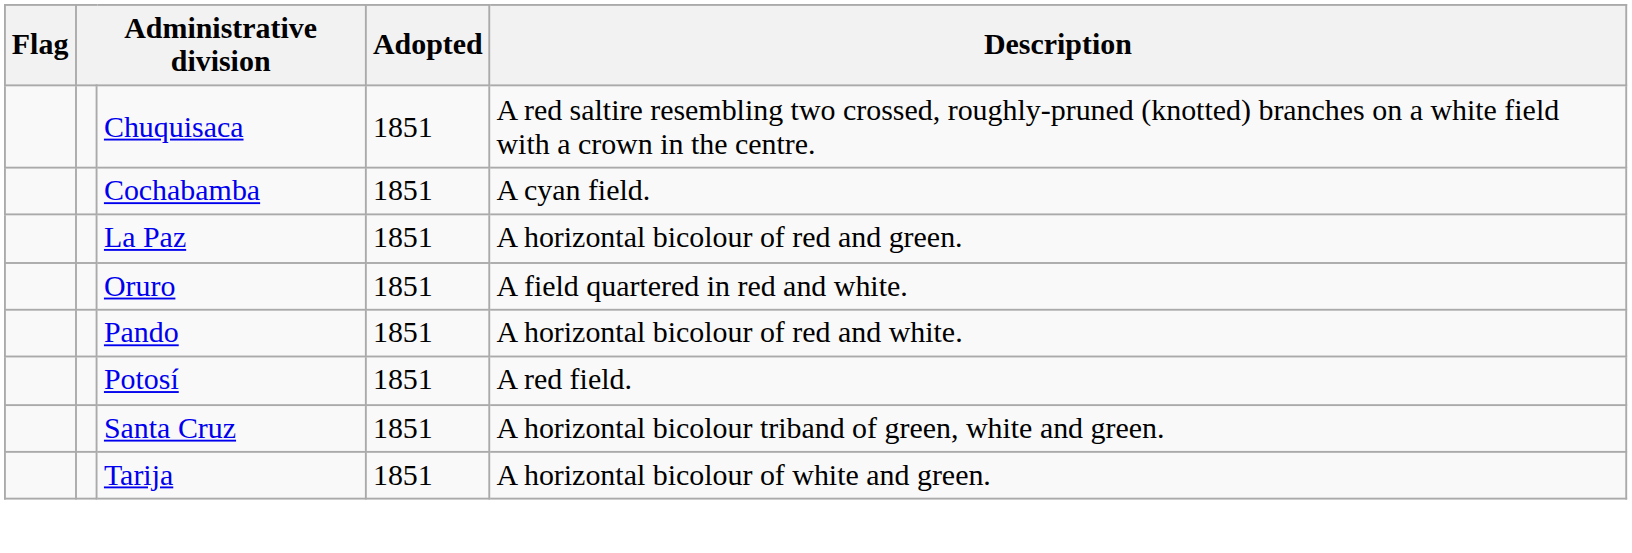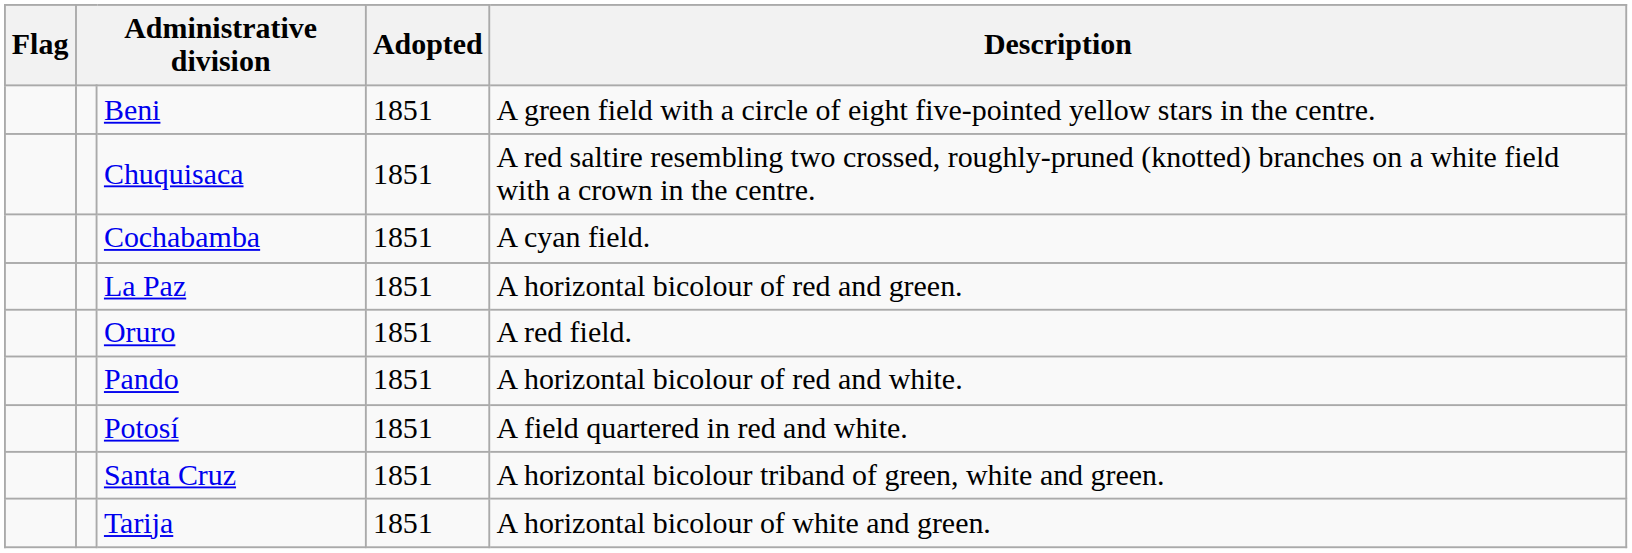+ row: (132, 109)
(702, 285) A field quartered in red and white. -> (564, 332) A red field.
(564, 380) A red field. -> (702, 427) A field quartered in red and white.
